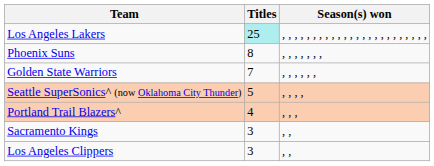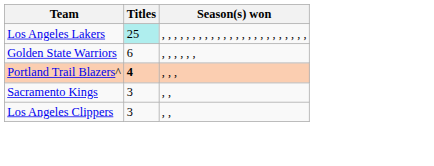- row: (41, 53)
(250, 72) 7 -> (130, 53) 6
- row: (124, 92)
(250, 111) normal -> (130, 72) bold
